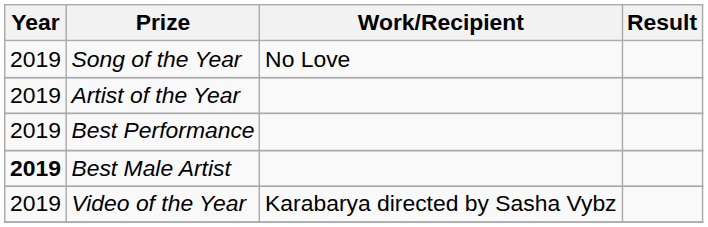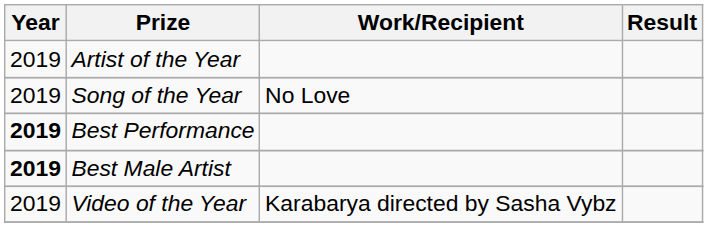rows swapped: (156, 95) <-> (156, 58)
(35, 131) normal -> (35, 131) bold
